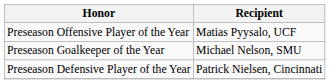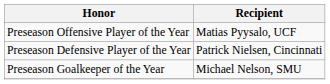rows swapped: (99, 69) <-> (86, 50)
